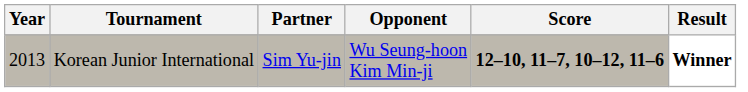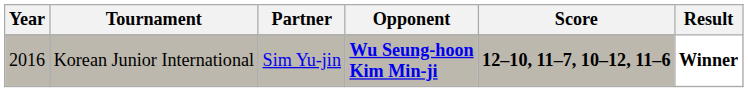(27, 60) 2013 -> (27, 60) 2016
(408, 60) normal -> (412, 60) bold
